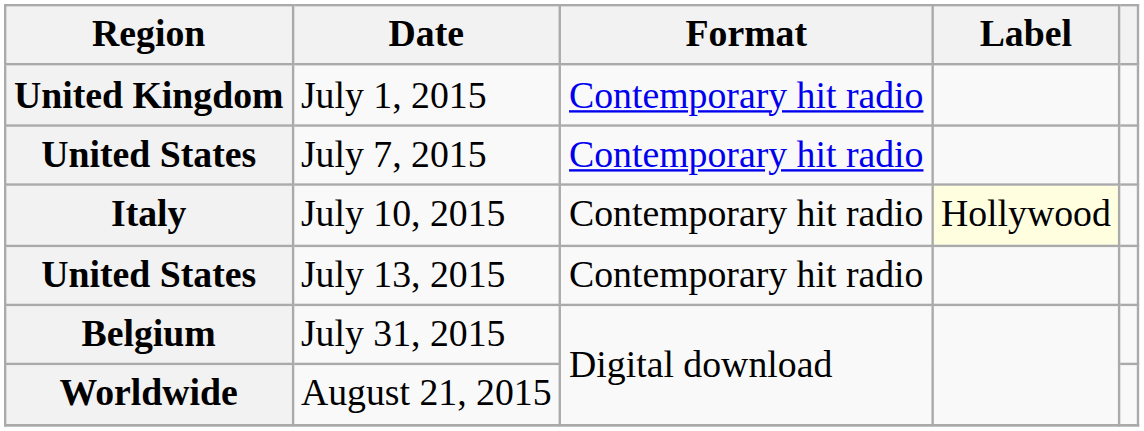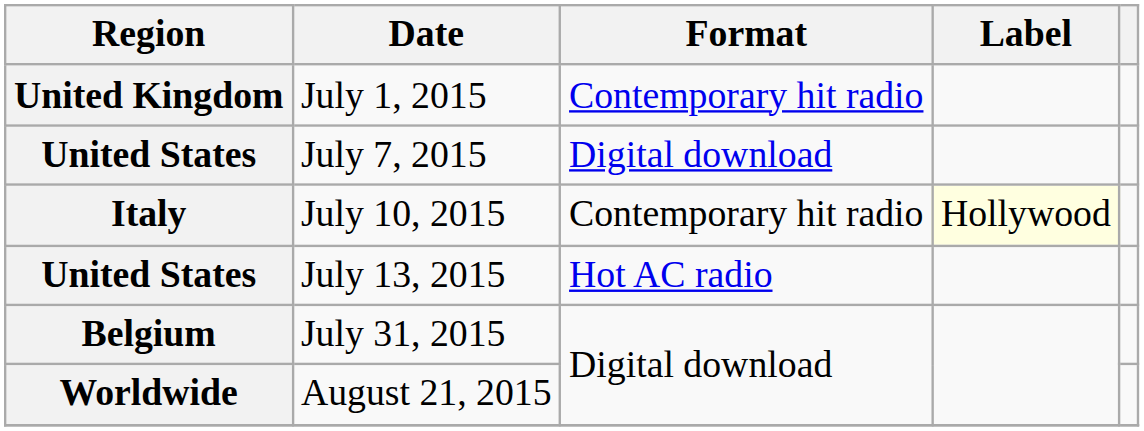(746, 154) Contemporary hit radio -> (701, 154) Digital download
(746, 273) Contemporary hit radio -> (671, 273) Hot AC radio
